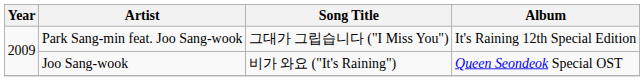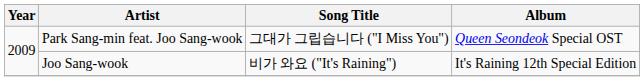(546, 38) It's Raining 12th Special Edition -> (539, 38) Queen Seondeok Special OST
(539, 63) Queen Seondeok Special OST -> (546, 63) It's Raining 12th Special Edition
